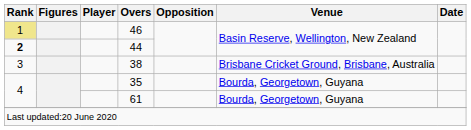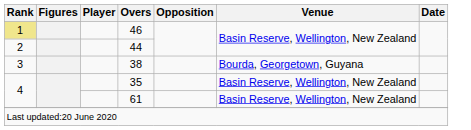(20, 47) bold -> (20, 47) normal
(327, 64) Brisbane Cricket Ground, Brisbane, Australia -> (291, 64) Bourda, Georgetown, Guyana
(291, 82) Bourda, Georgetown, Guyana -> (318, 82) Basin Reserve, Wellington, New Zealand
(291, 99) Bourda, Georgetown, Guyana -> (318, 99) Basin Reserve, Wellington, New Zealand
